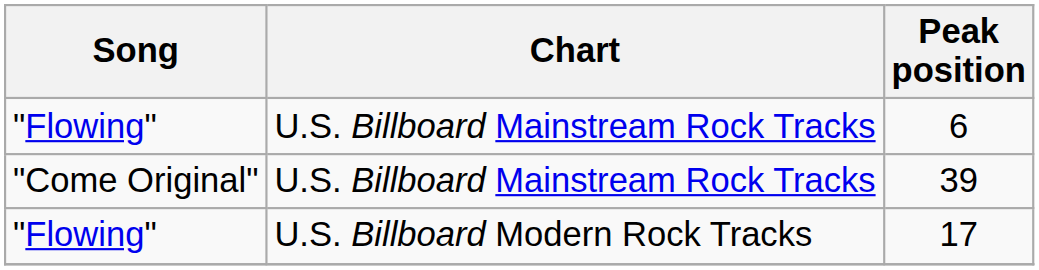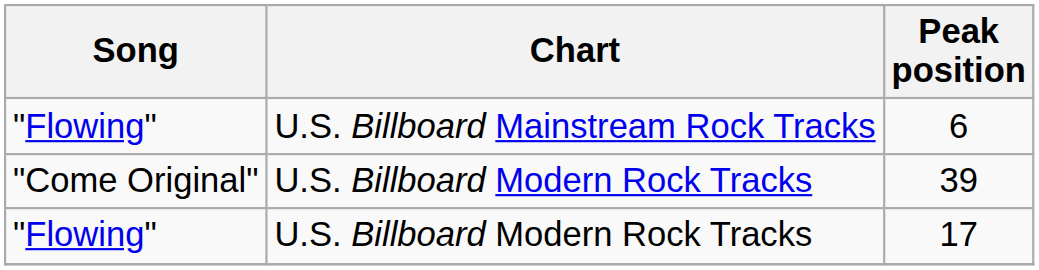(575, 180) U.S. Billboard Mainstream Rock Tracks -> (543, 180) U.S. Billboard Modern Rock Tracks
